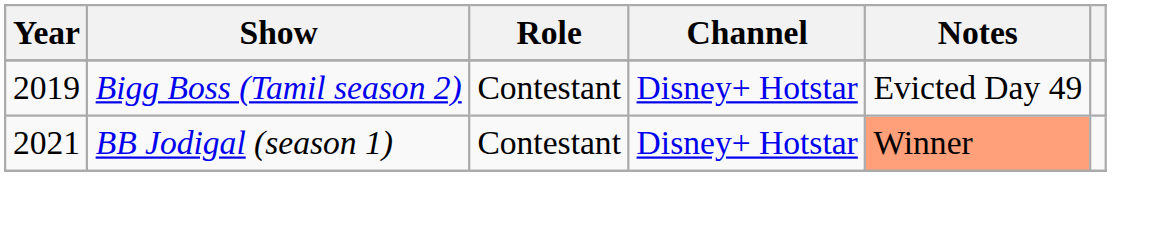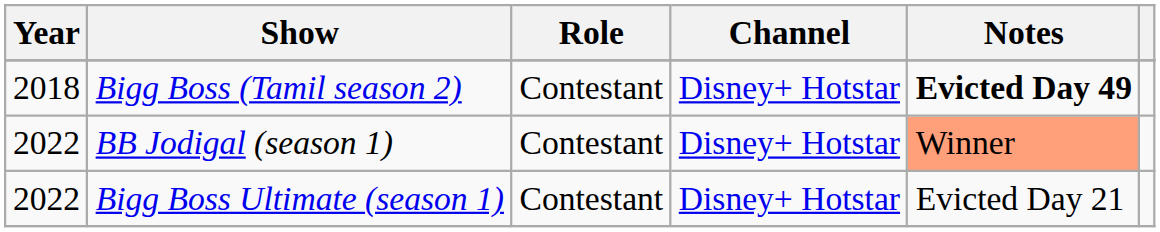(46, 87) 2019 -> (46, 87) 2018
(978, 87) normal -> (1024, 87) bold
(46, 143) 2021 -> (46, 143) 2022
+ row: (300, 198)
